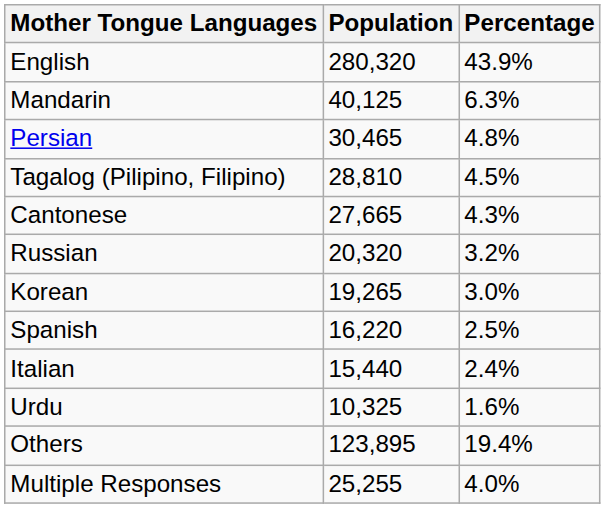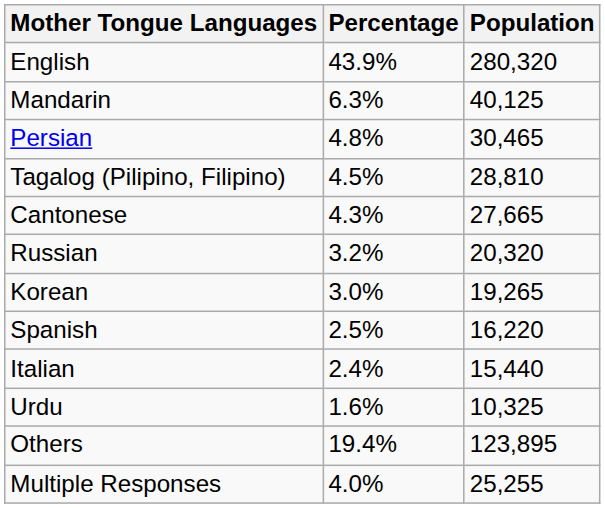columns swapped: (391, 23) <-> (529, 23)
